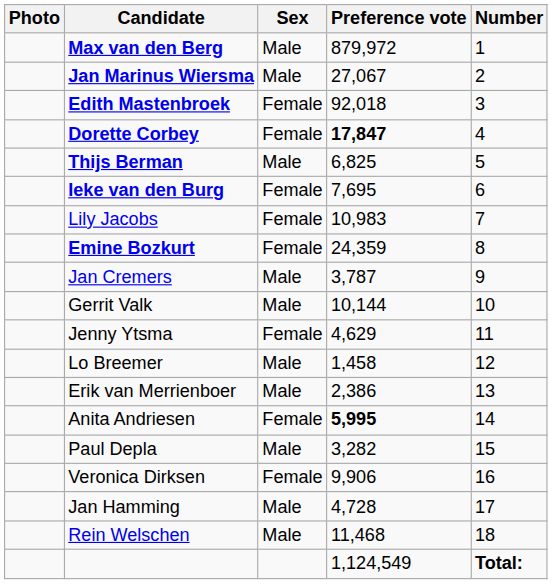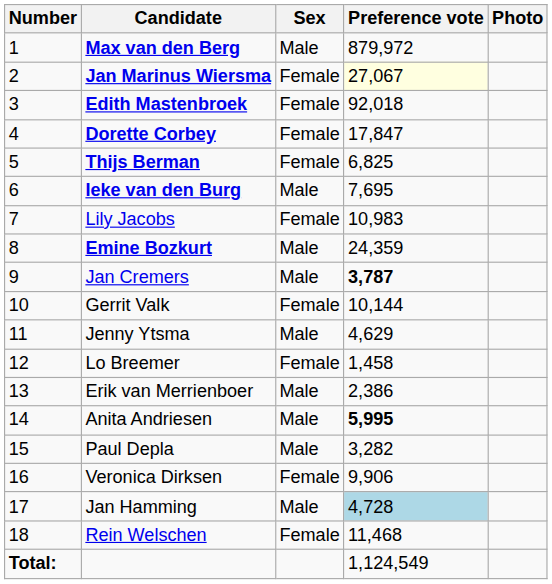columns swapped: (509, 18) <-> (34, 18)
(282, 76) Male -> (310, 76) Female
(359, 76) no background -> (376, 76) lightyellow background
(359, 133) bold -> (376, 133) normal
(282, 162) Male -> (310, 162) Female
(292, 190) Female -> (299, 190) Male
(292, 248) Female -> (299, 248) Male
(354, 276) normal -> (371, 276) bold
(282, 305) Male -> (310, 305) Female
(292, 334) Female -> (299, 334) Male
(282, 362) Male -> (310, 362) Female
(292, 420) Female -> (299, 420) Male
(354, 506) no background -> (371, 506) lightblue background
(282, 534) Male -> (310, 534) Female
